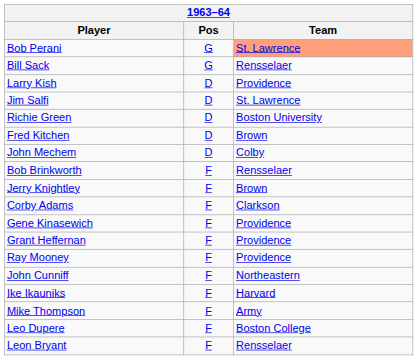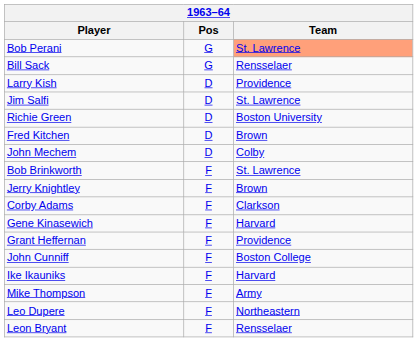(264, 170) Rensselaer -> (268, 170) St. Lawrence
(264, 223) Providence -> (256, 223) Harvard
- row: (38, 258)
(268, 275) Northeastern -> (273, 258) Boston College
(273, 328) Boston College -> (268, 310) Northeastern
